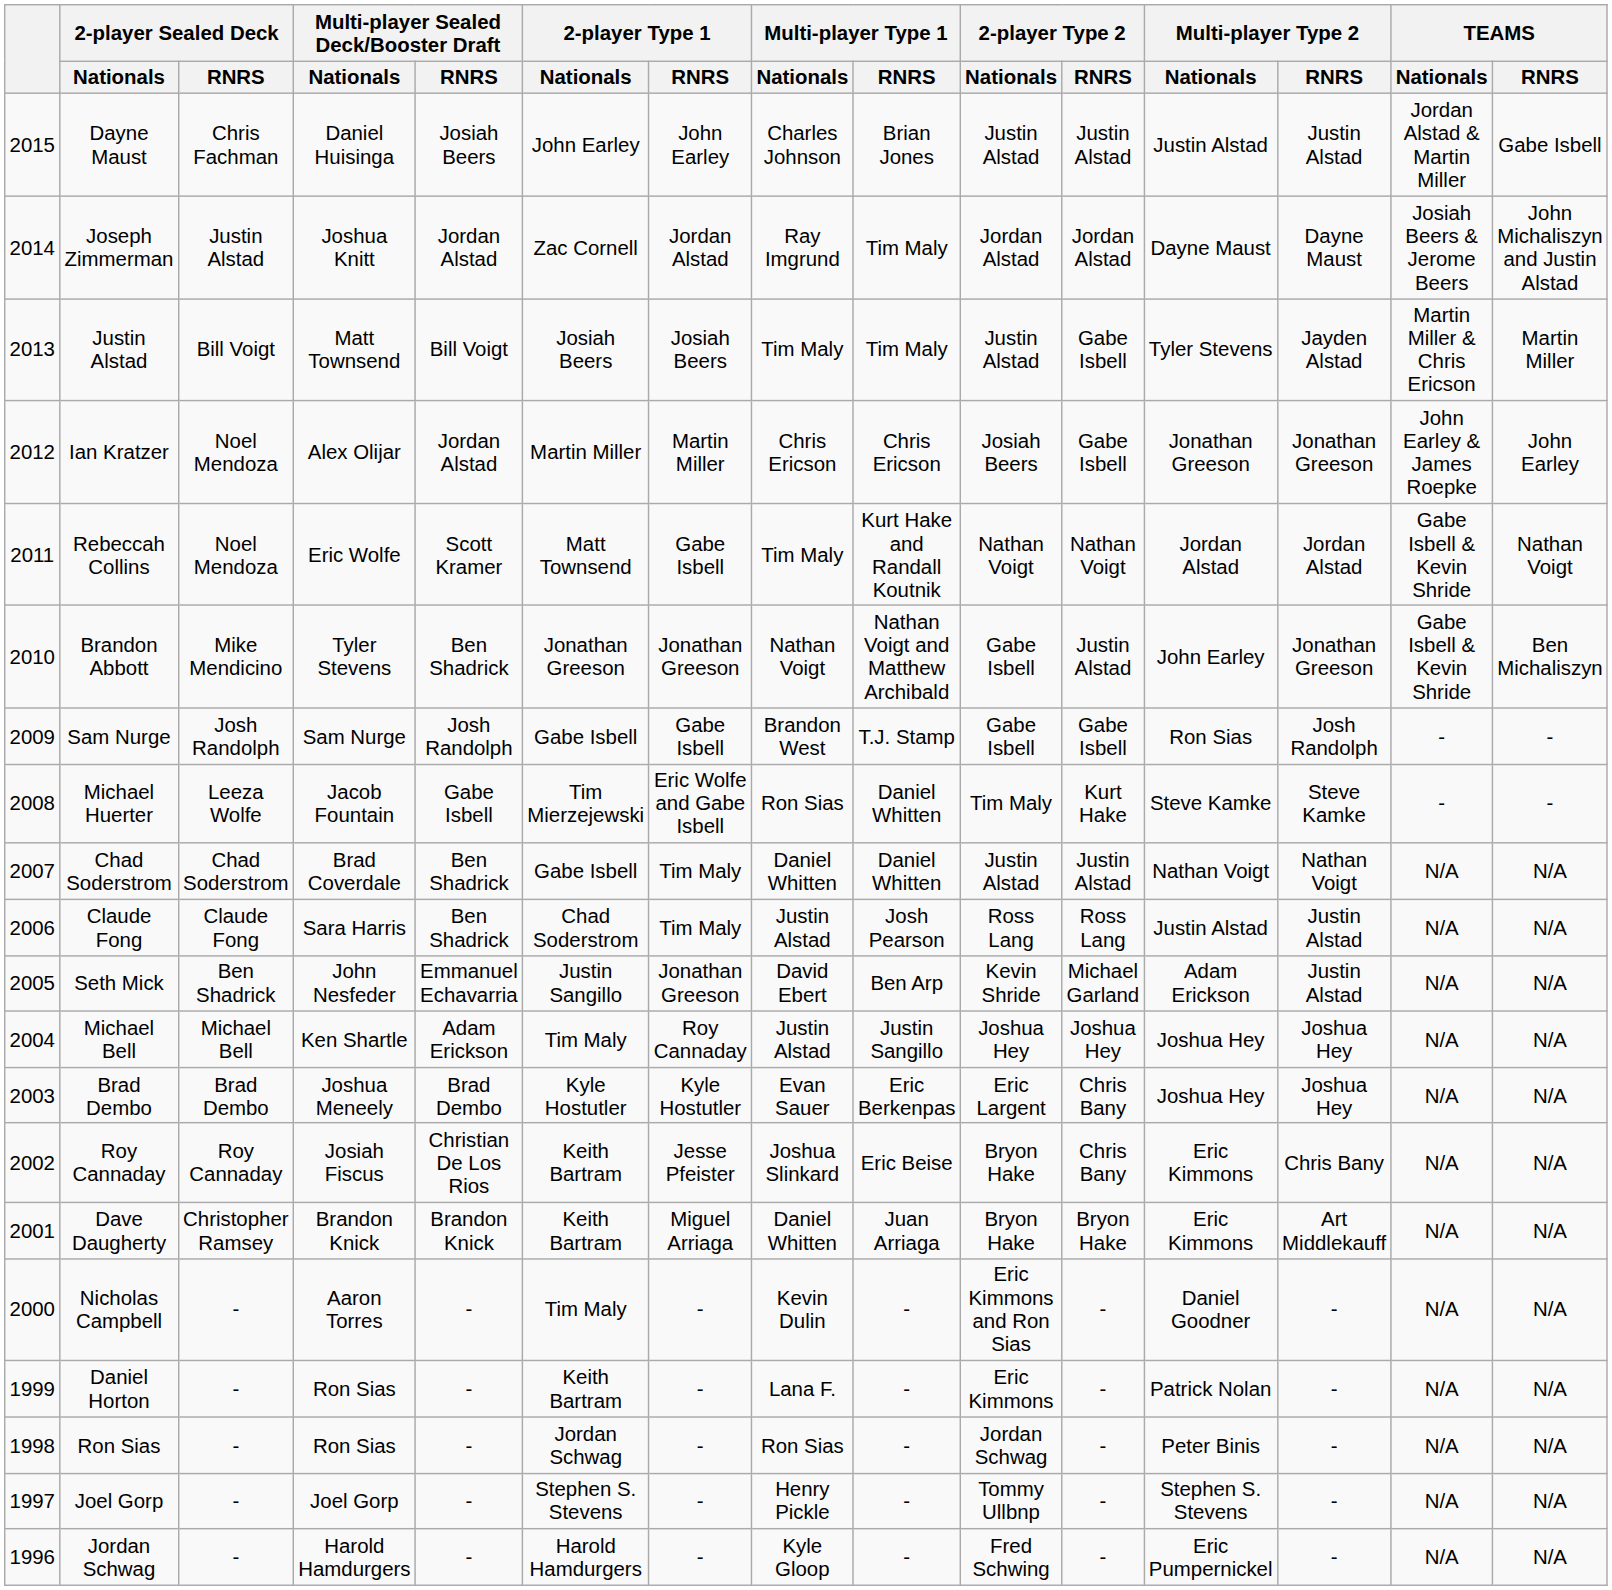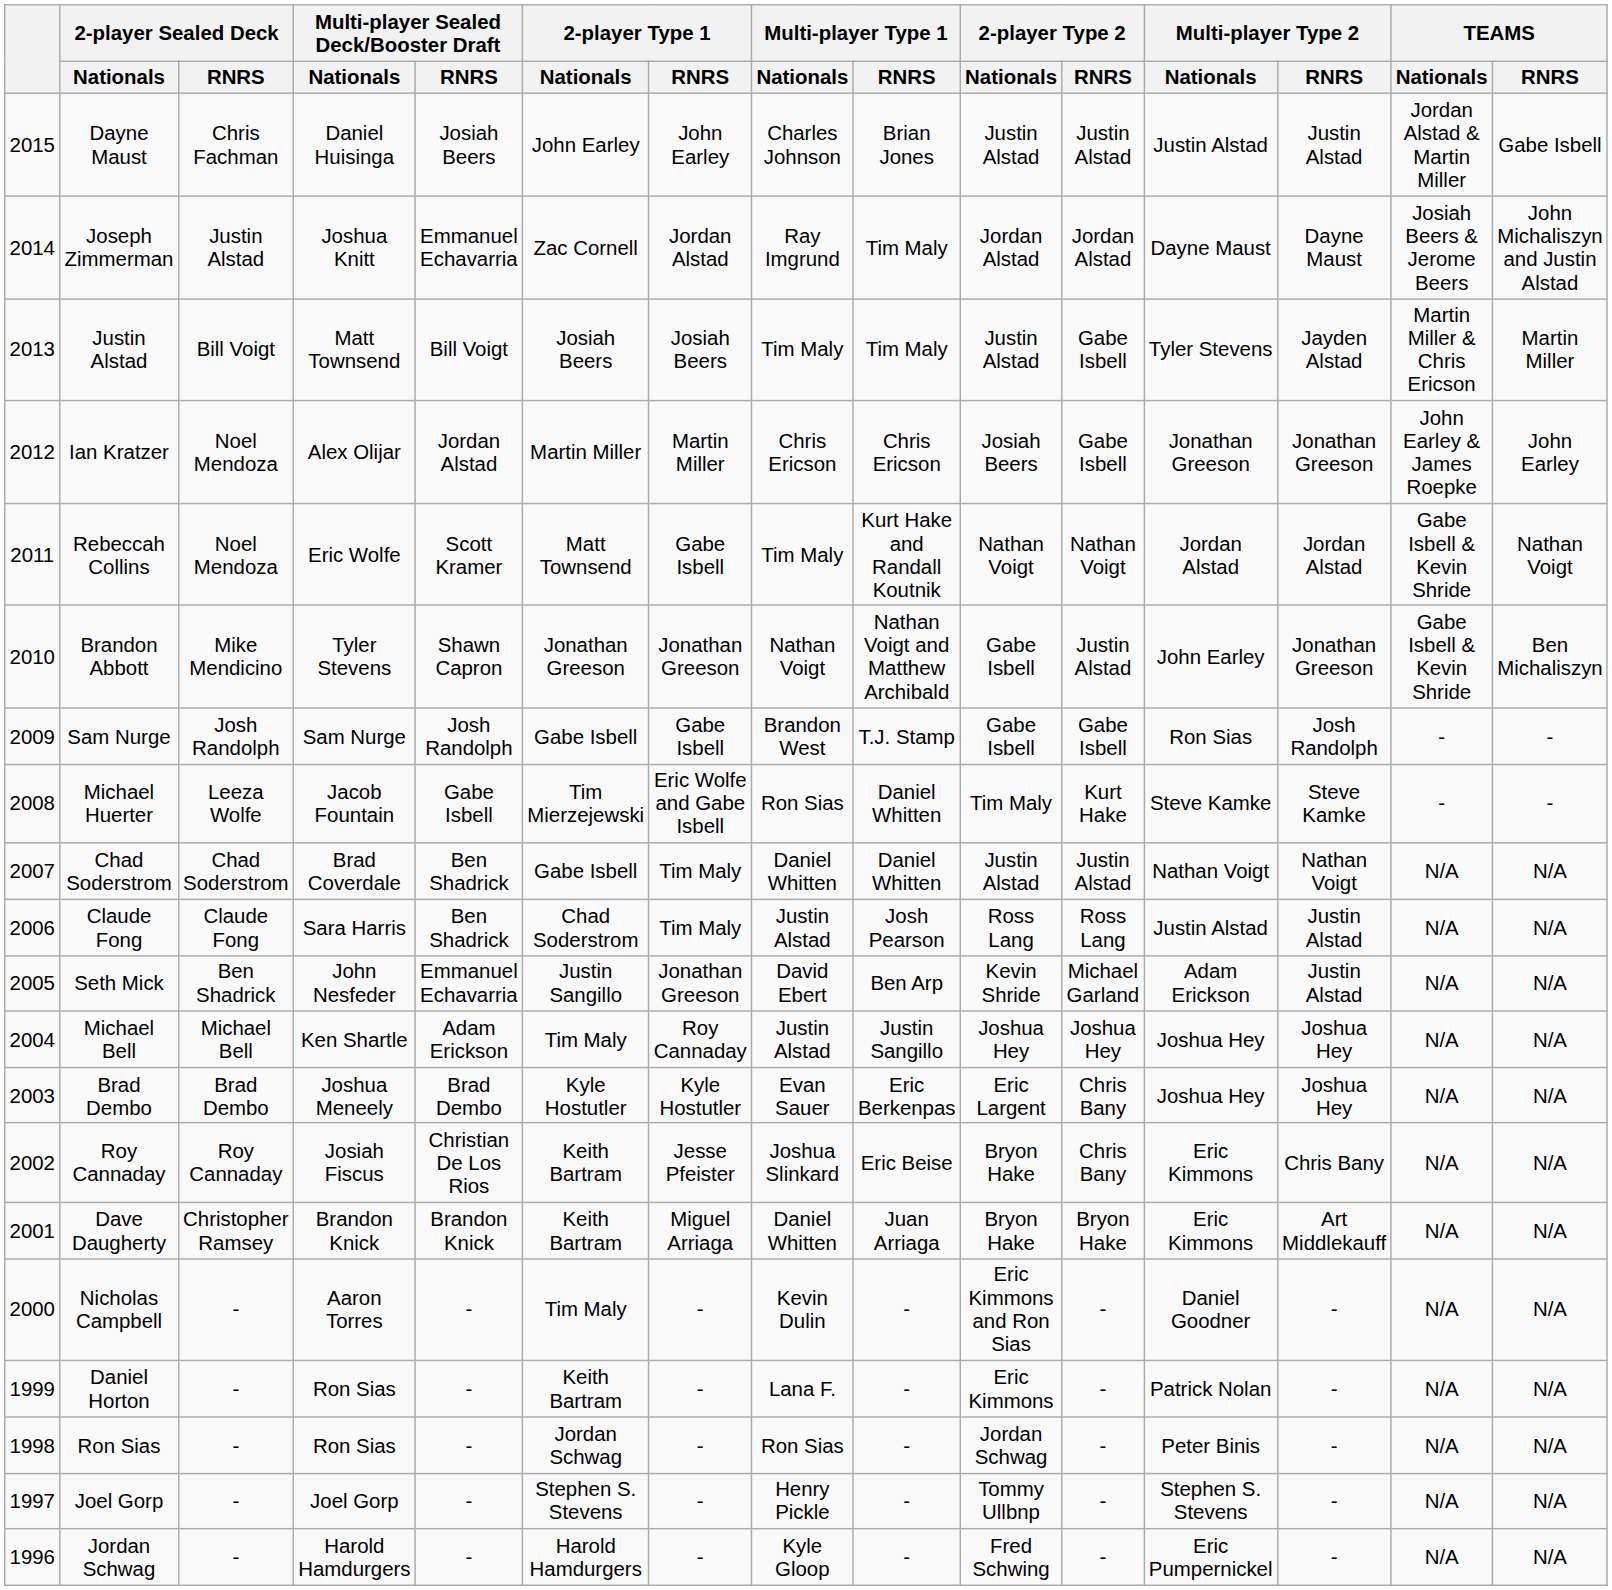(469, 247) Jordan Alstad -> (469, 247) Emmanuel Echavarria
(469, 657) Ben Shadrick -> (469, 657) Shawn Capron
